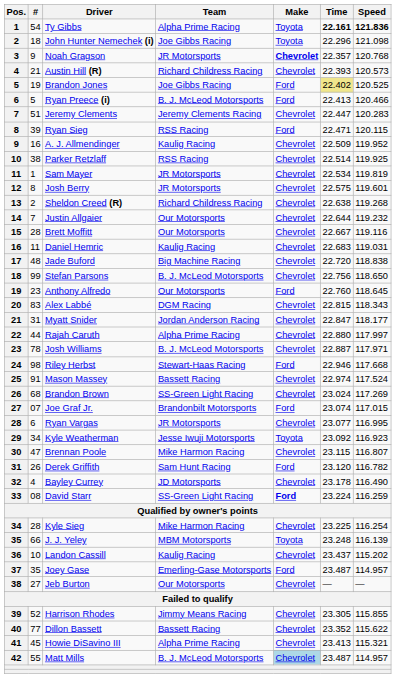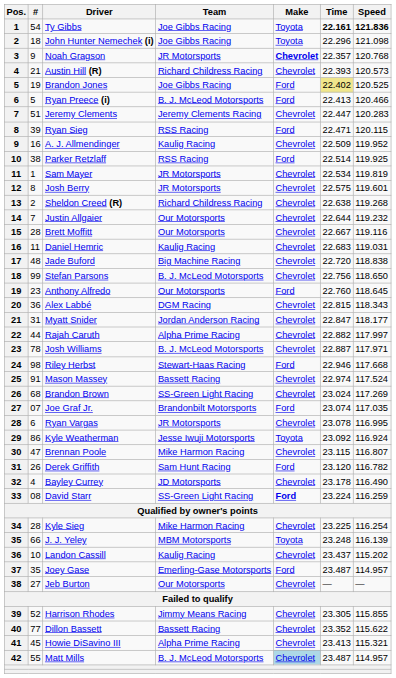(199, 27) Alpha Prime Racing -> (194, 27) Joe Gibbs Racing
(295, 159) Chevrolet -> (285, 159) Ford
(35, 305) 83 -> (35, 305) 36
(337, 335) 22.880 -> (337, 335) 22.882
(372, 408) 117.015 -> (372, 408) 117.035
(337, 423) 23.077 -> (337, 423) 23.078
(35, 437) 34 -> (35, 437) 86
(372, 437) 116.923 -> (372, 437) 116.924
